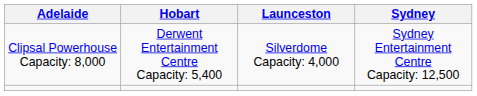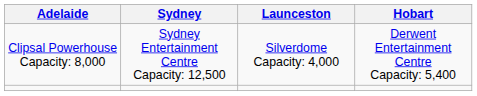columns swapped: (179, 14) <-> (413, 14)
